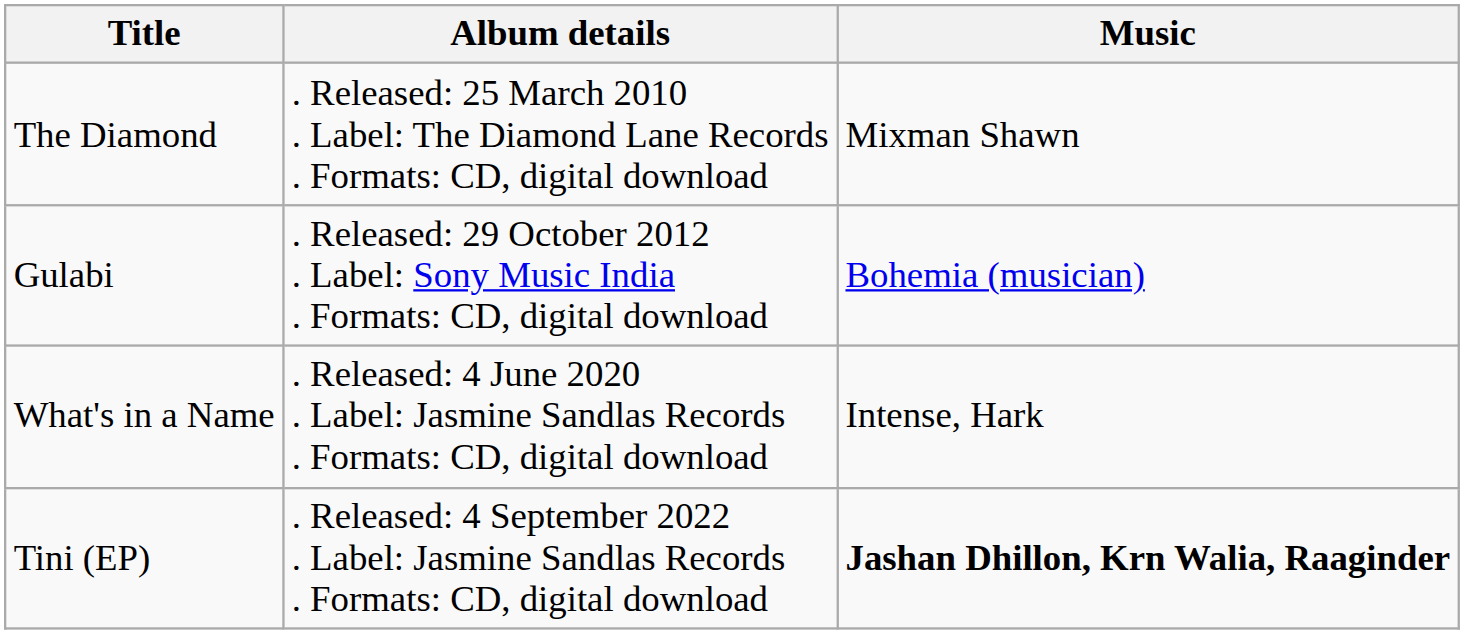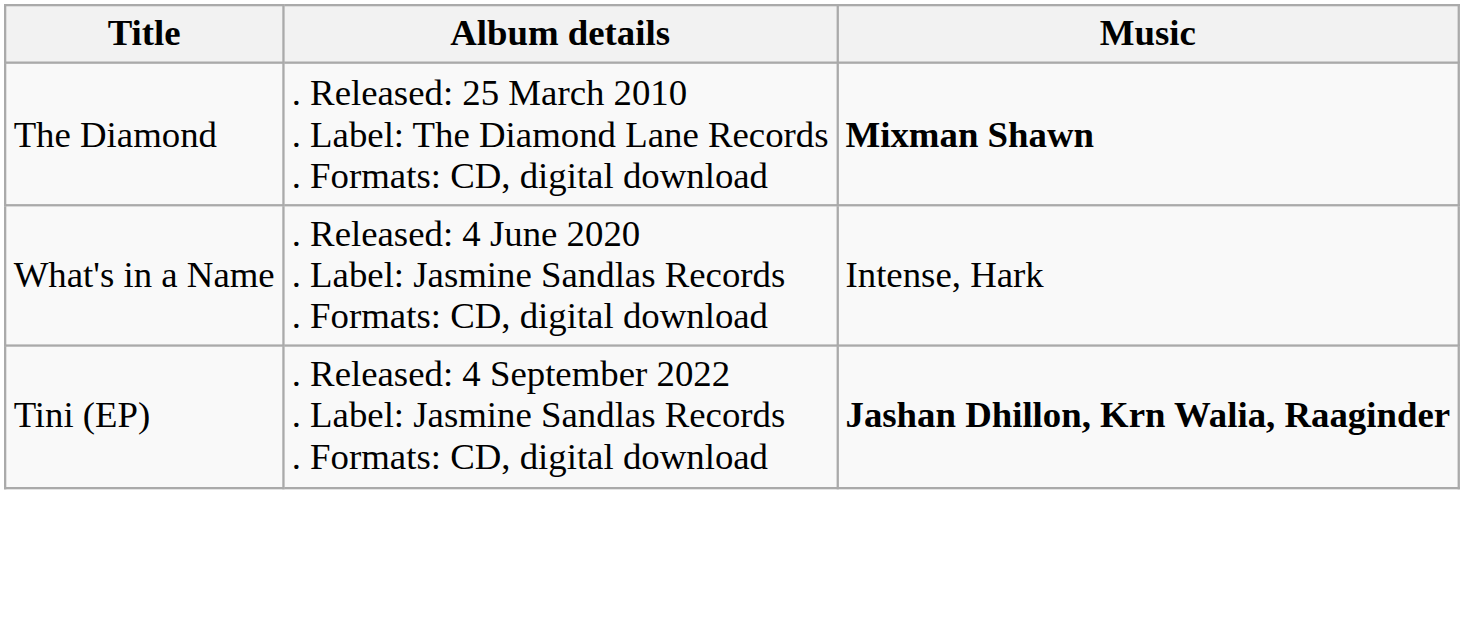(963, 133) normal -> (970, 133) bold
- row: (64, 274)
